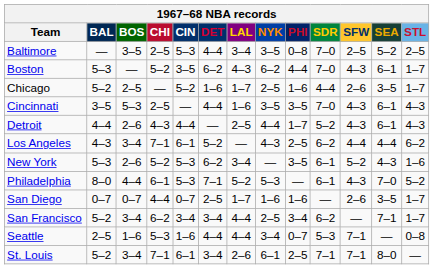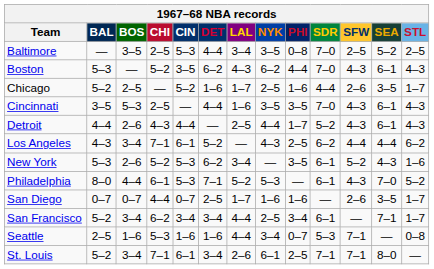(415, 69) 1–7 -> (415, 69) 4–3
(325, 218) 6–2 -> (325, 218) 6–1
(213, 236) 4–4 -> (213, 236) 1–6
